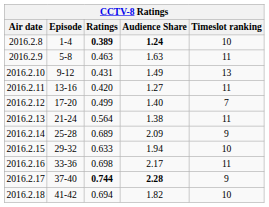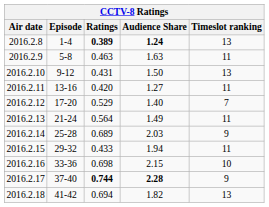(227, 42) 10 -> (227, 42) 13
(155, 73) 1.49 -> (155, 73) 1.50
(102, 103) 0.499 -> (102, 103) 0.529
(155, 118) 1.38 -> (155, 118) 1.49
(155, 133) 2.09 -> (155, 133) 2.03
(102, 149) 0.633 -> (102, 149) 0.433
(227, 149) 10 -> (227, 149) 11
(155, 164) 2.17 -> (155, 164) 2.15
(227, 164) 11 -> (227, 164) 10
(227, 194) 10 -> (227, 194) 13
